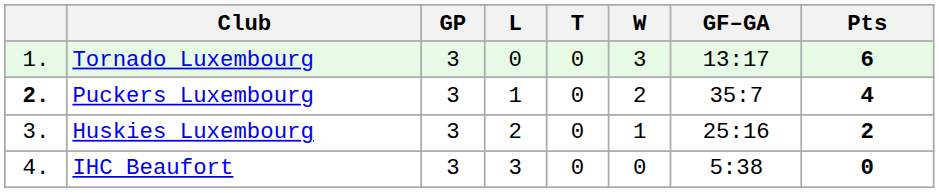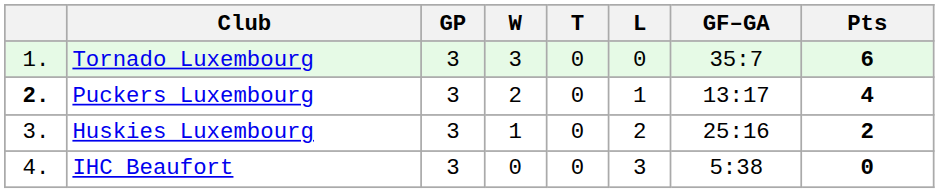columns swapped: (640, 23) <-> (515, 23)
(736, 60) 13:17 -> (736, 60) 35:7
(736, 96) 35:7 -> (736, 96) 13:17
